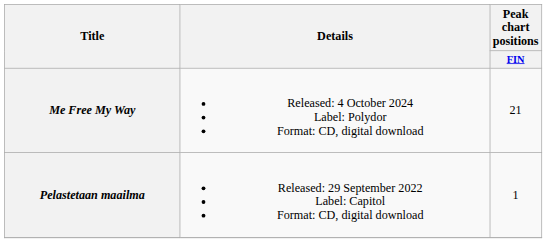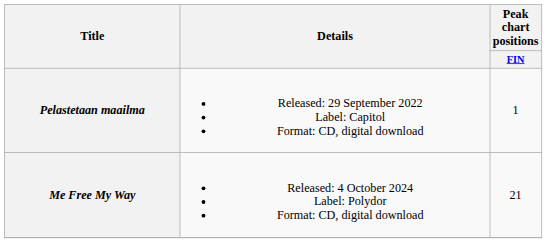rows swapped: (92, 195) <-> (92, 110)
